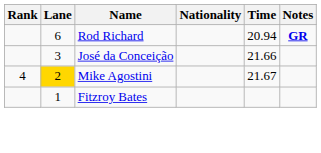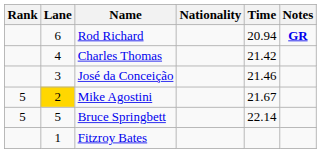+ row: (120, 55)
(262, 55) 21.66 -> (262, 76) 21.46
(23, 76) 4 -> (23, 96) 5
+ row: (122, 117)
